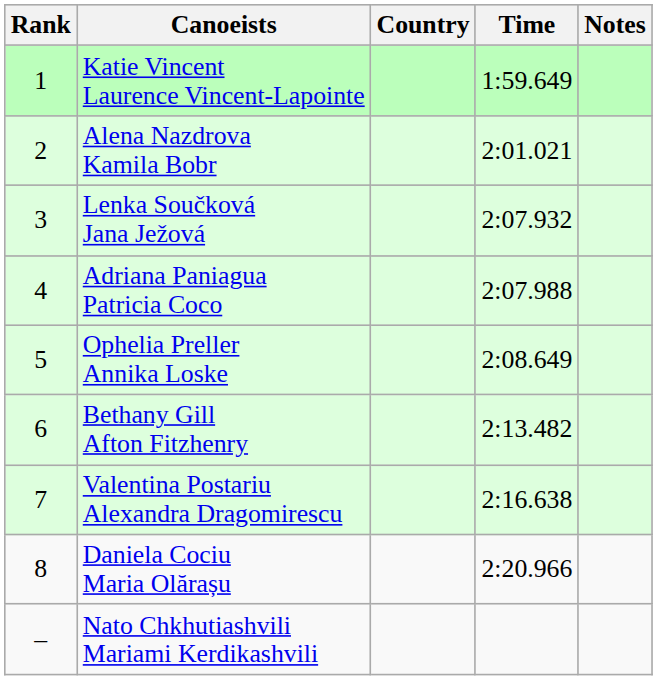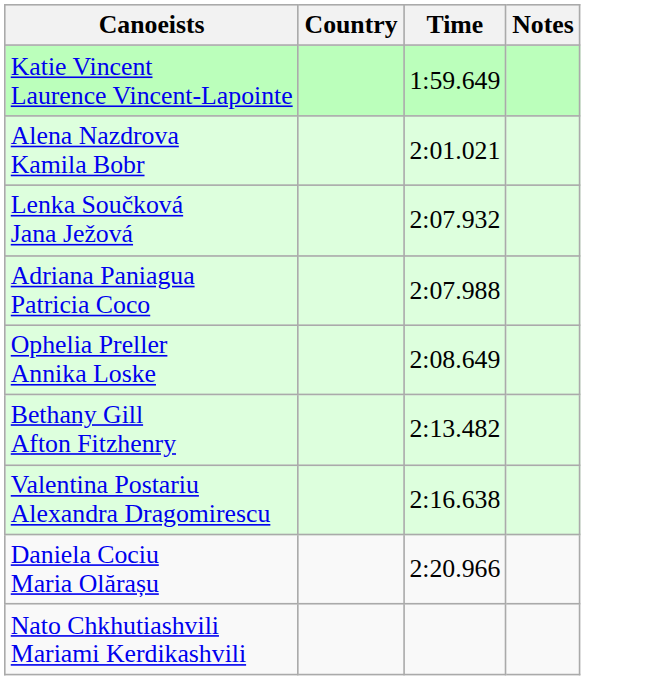- column: (41, 24)
